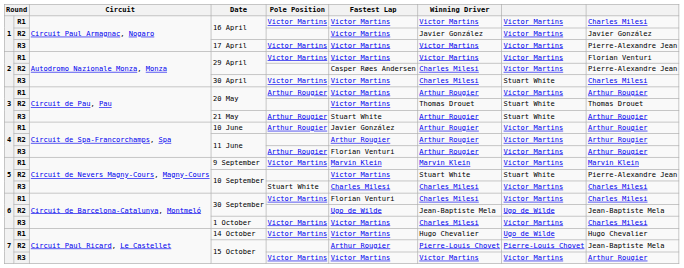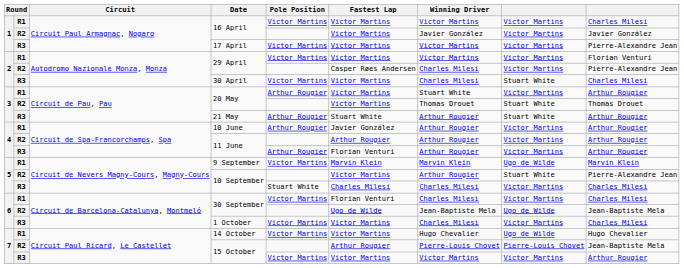(449, 93) Arthur Rougier -> (445, 93) Stuart White
(533, 163) Victor Martins -> (529, 163) Ugo de Wilde
(445, 175) Stuart White -> (449, 175) Arthur Rougier
